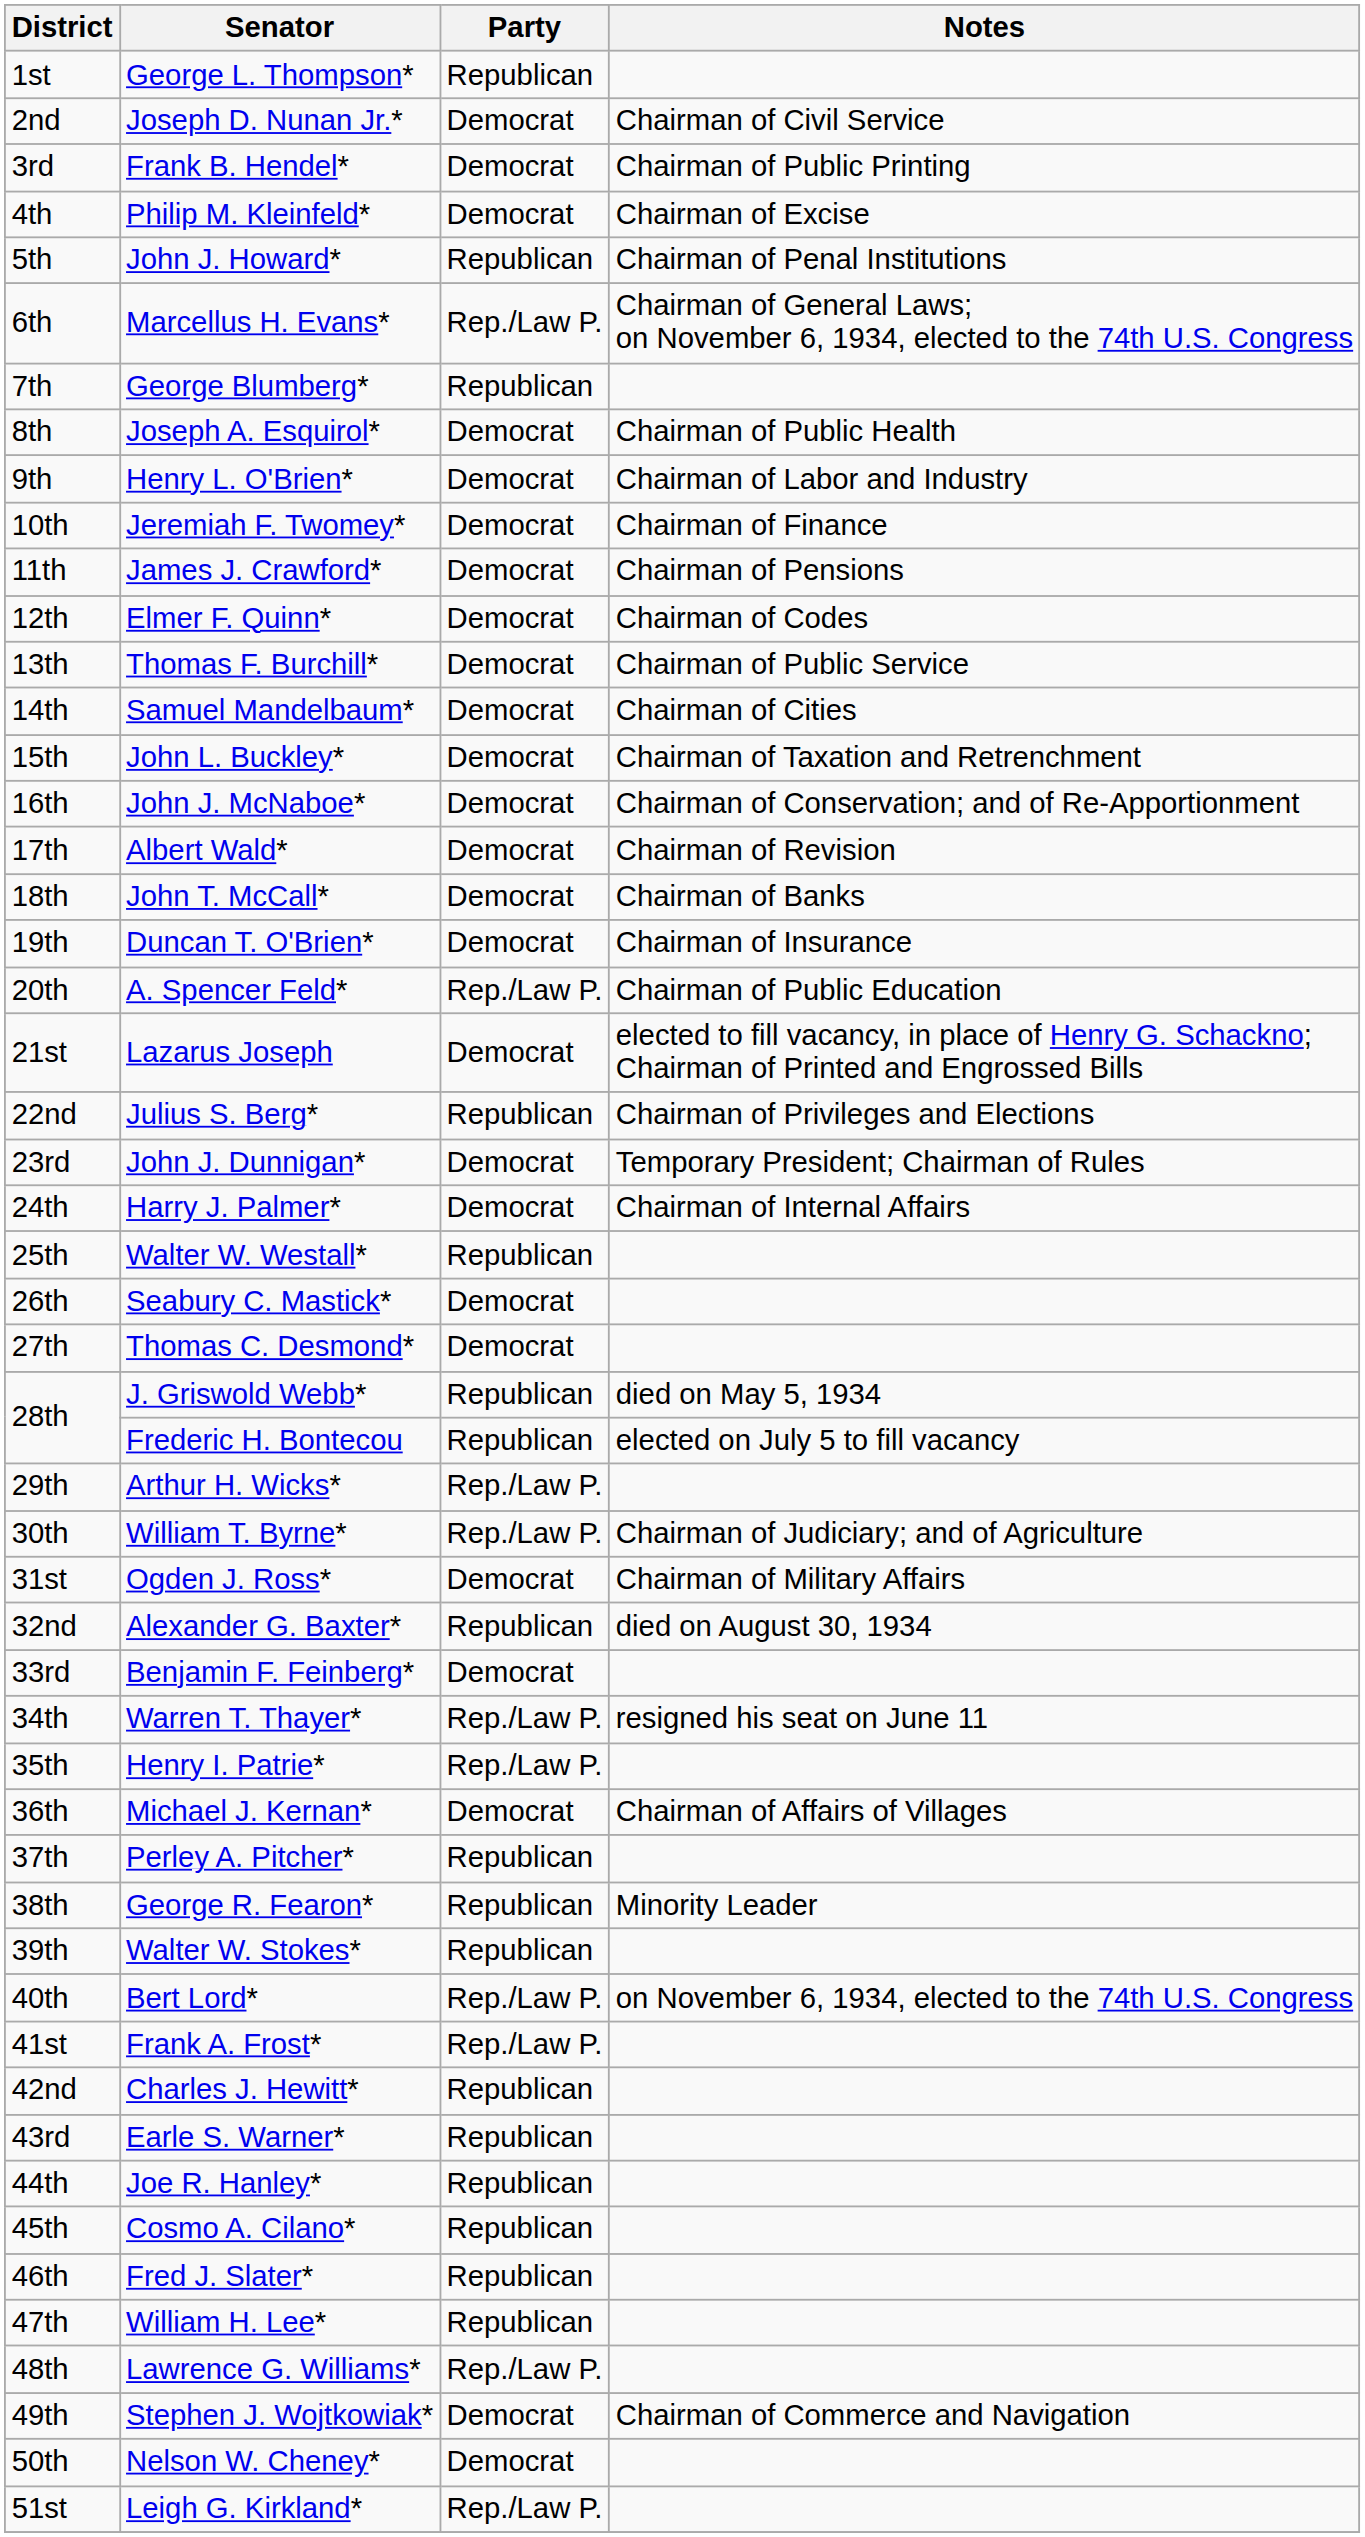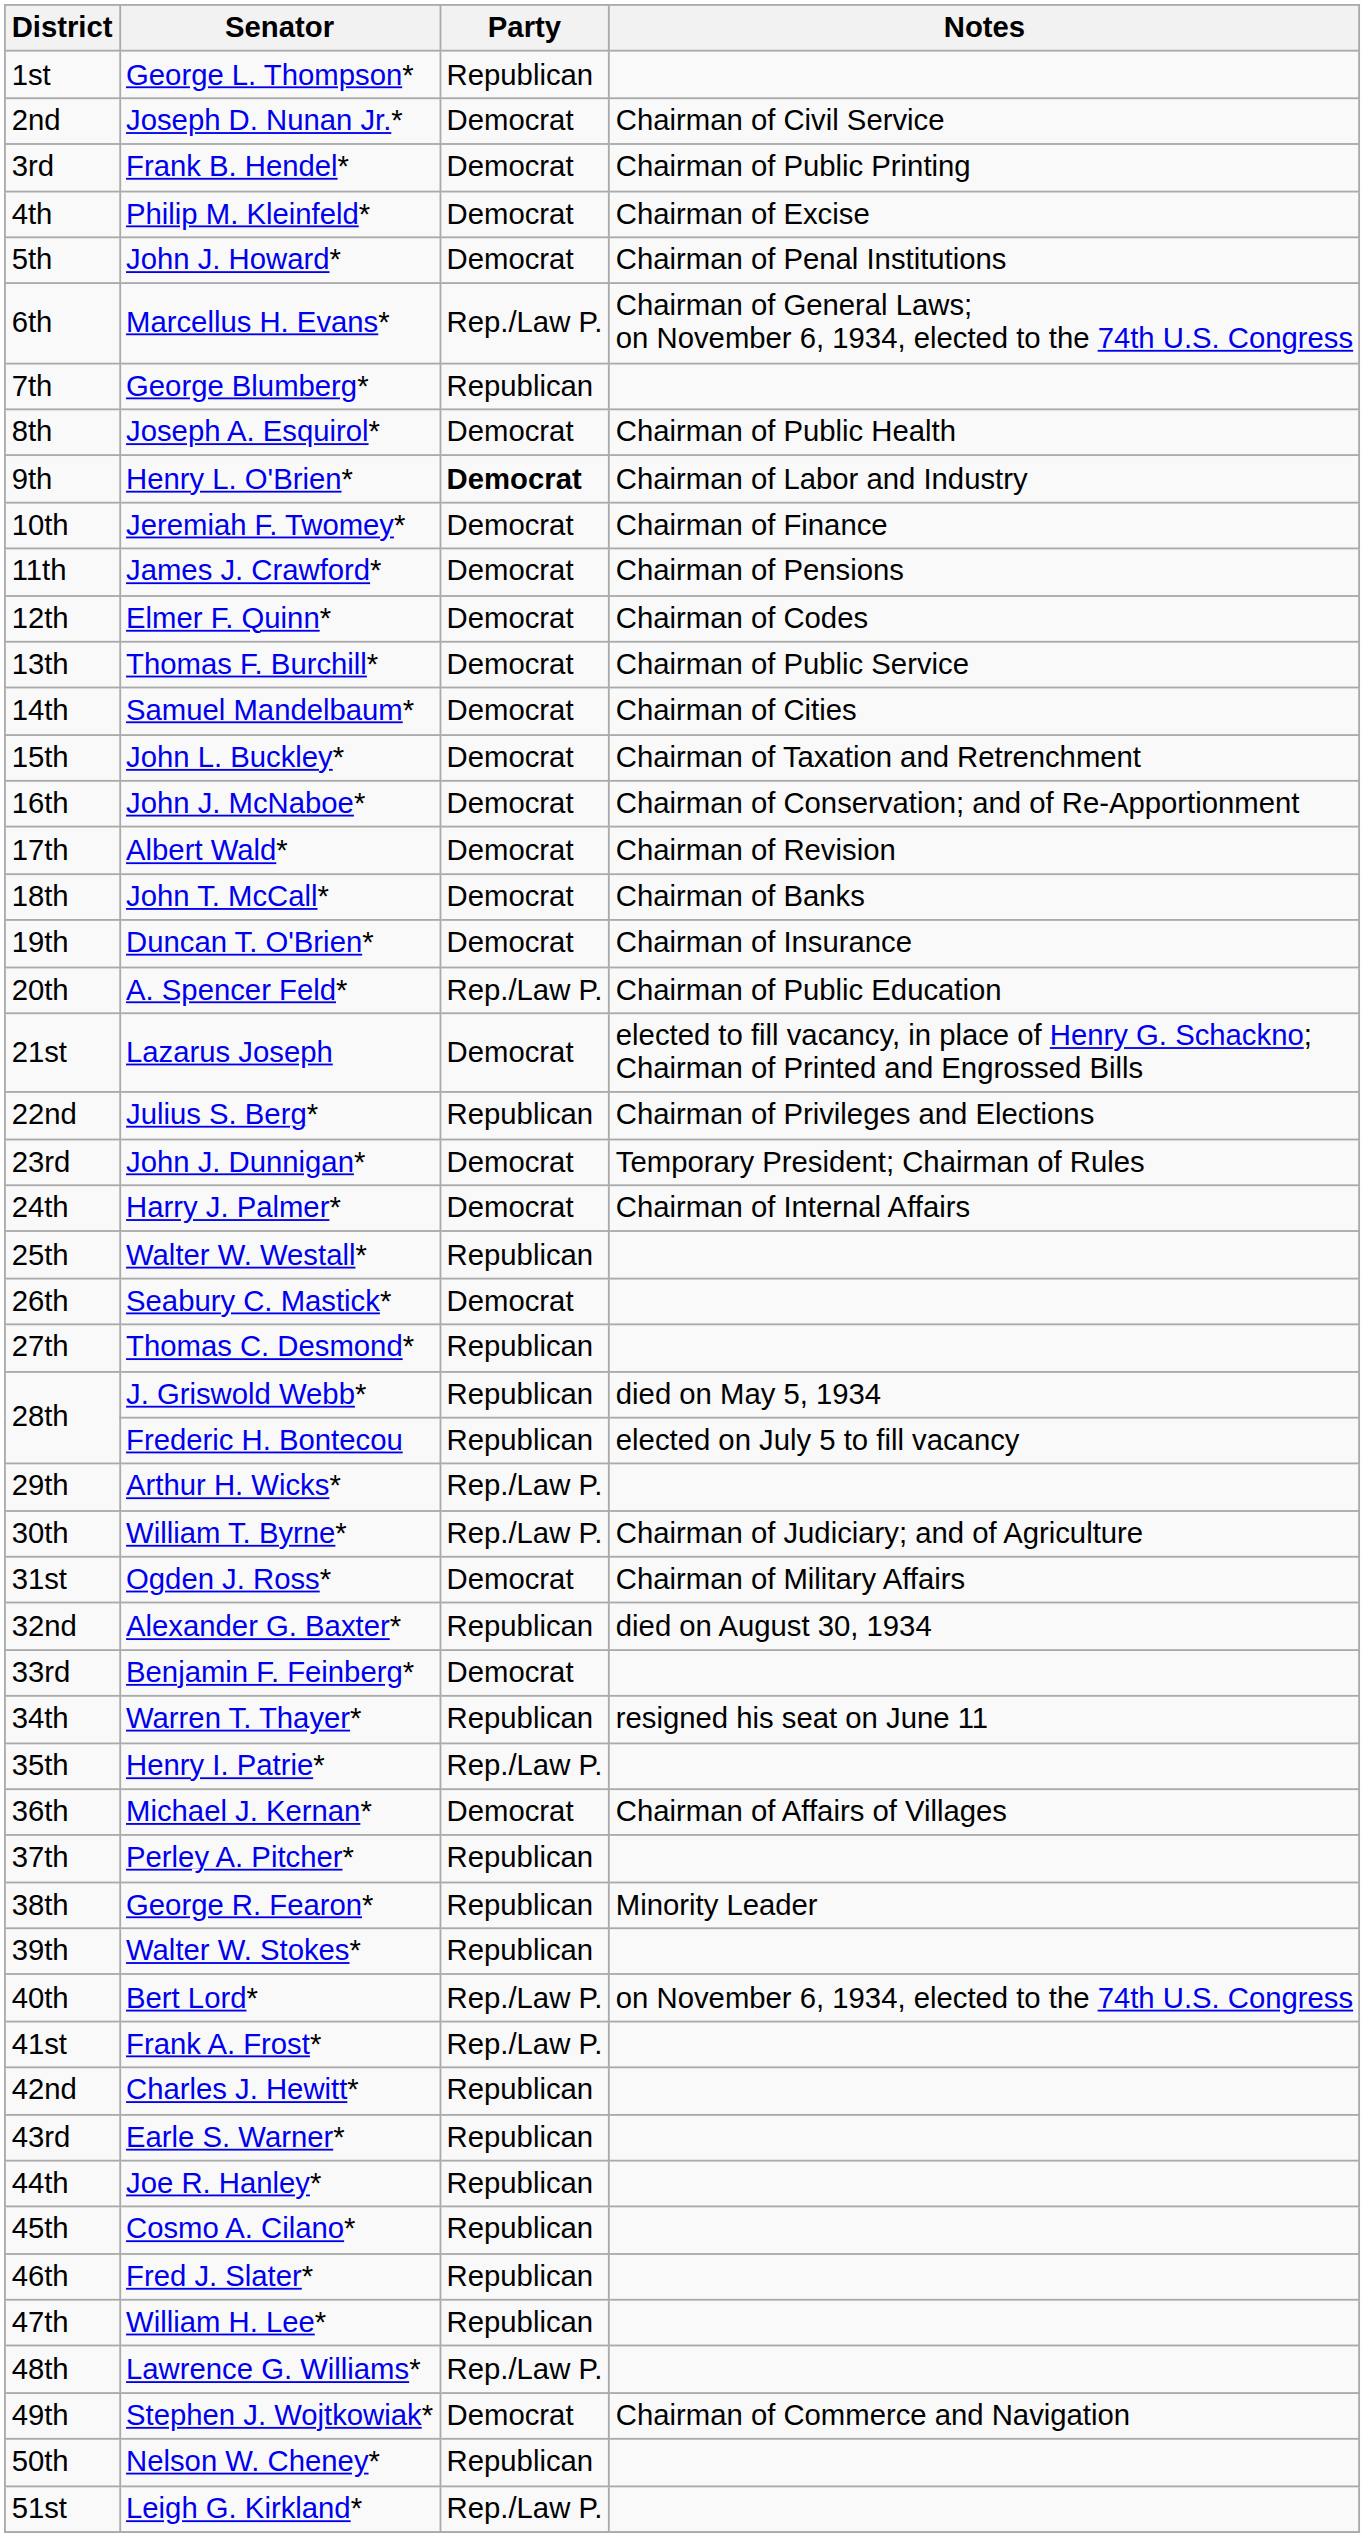(520, 259) Republican -> (510, 259) Democrat
(510, 478) normal -> (514, 478) bold
(510, 1347) Democrat -> (520, 1347) Republican
(524, 1718) Rep./Law P. -> (520, 1718) Republican
(510, 2461) Democrat -> (520, 2461) Republican
